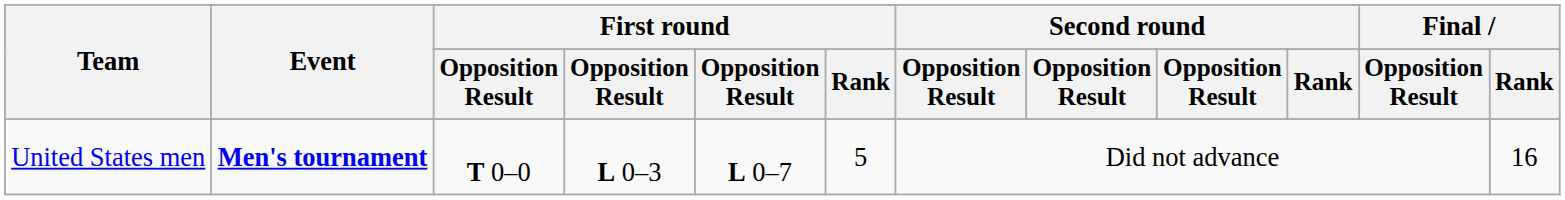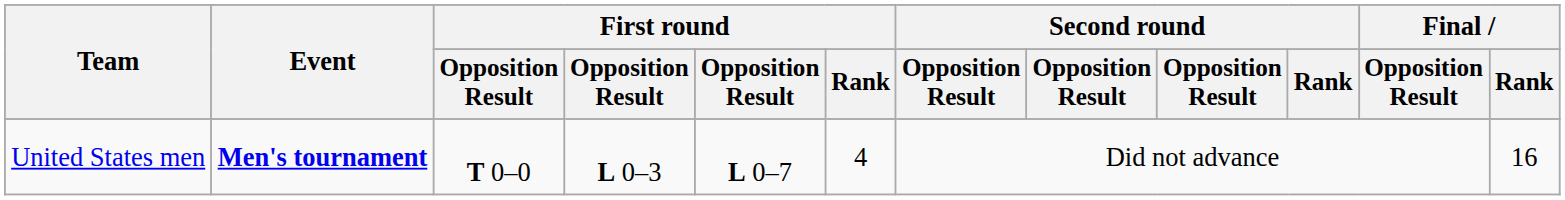(861, 156) 5 -> (861, 156) 4
